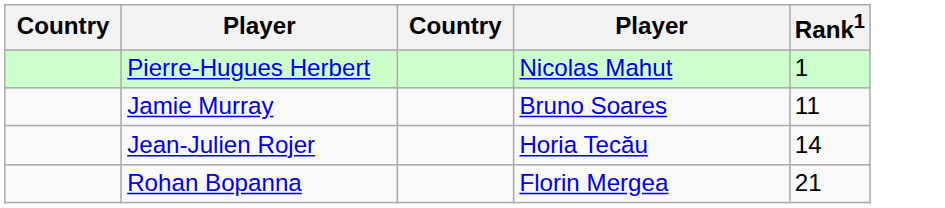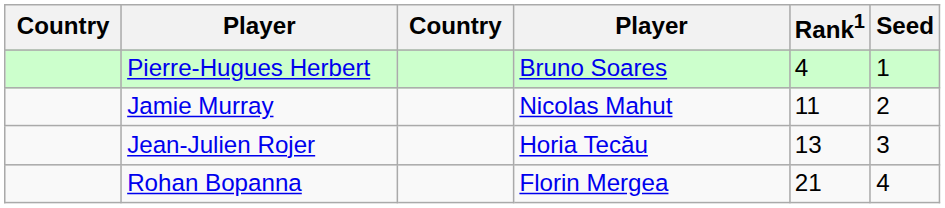+ column: (905, 26)
(596, 68) Nicolas Mahut -> (593, 68) Bruno Soares
(801, 68) 1 -> (801, 68) 4
(593, 106) Bruno Soares -> (596, 106) Nicolas Mahut
(808, 145) 14 -> (808, 145) 13
